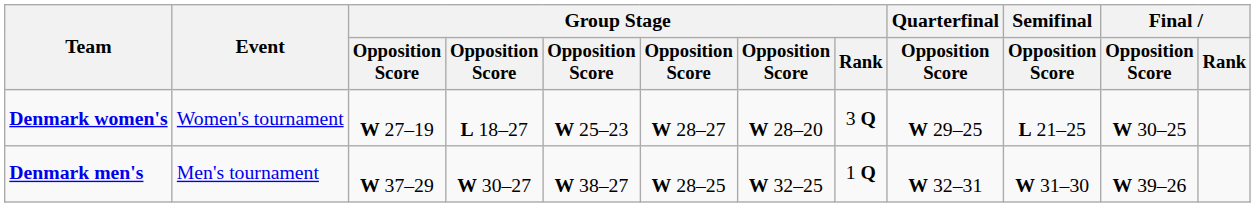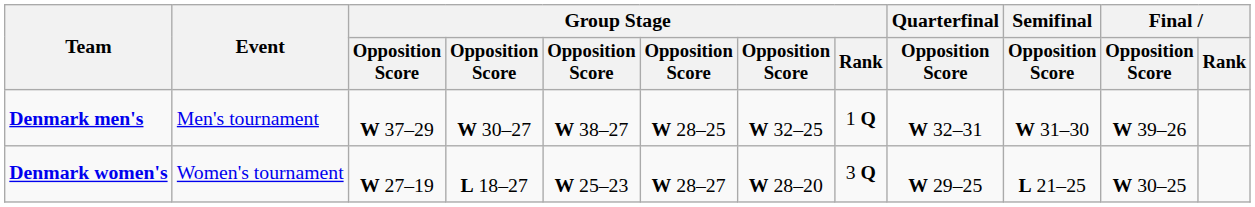rows swapped: (76, 173) <-> (88, 118)
